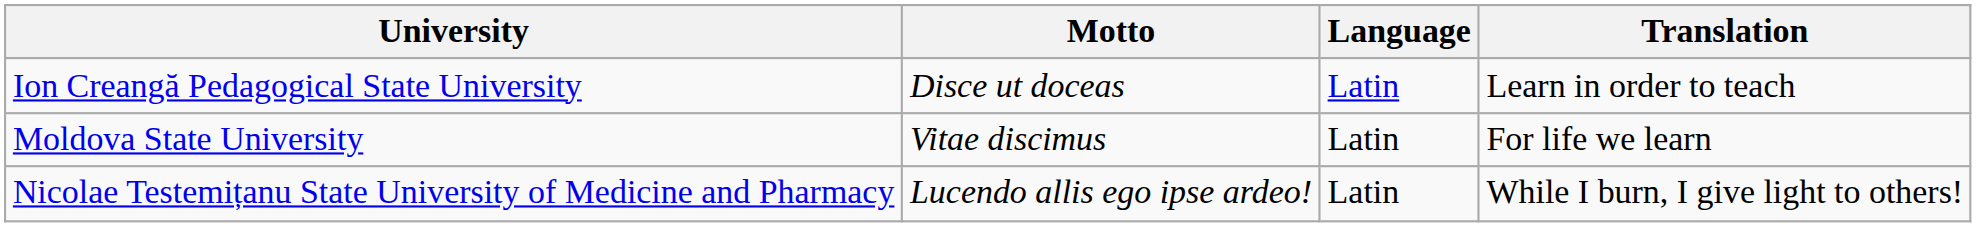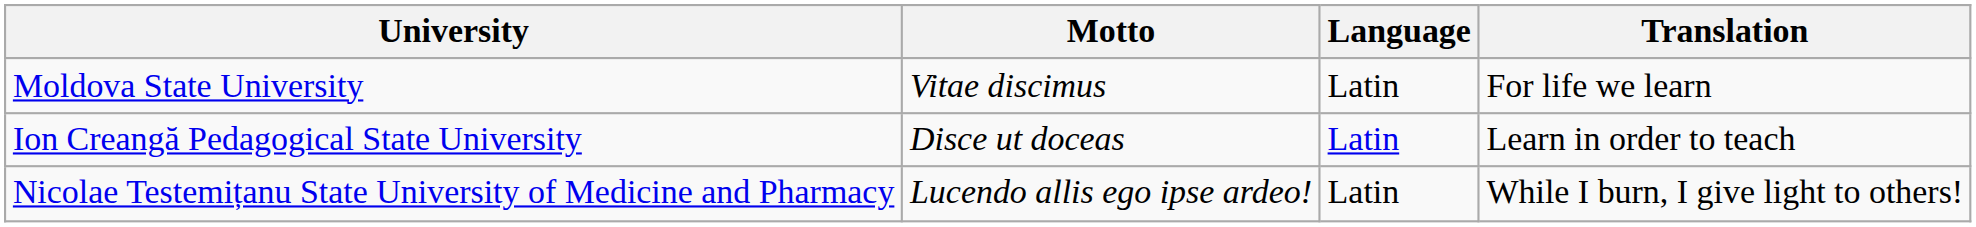rows swapped: (297, 85) <-> (188, 138)
